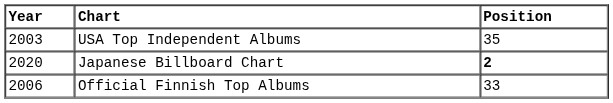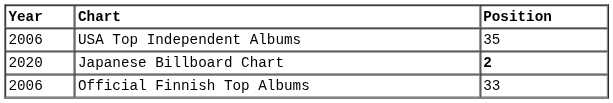(26, 40) 2003 -> (26, 40) 2006
